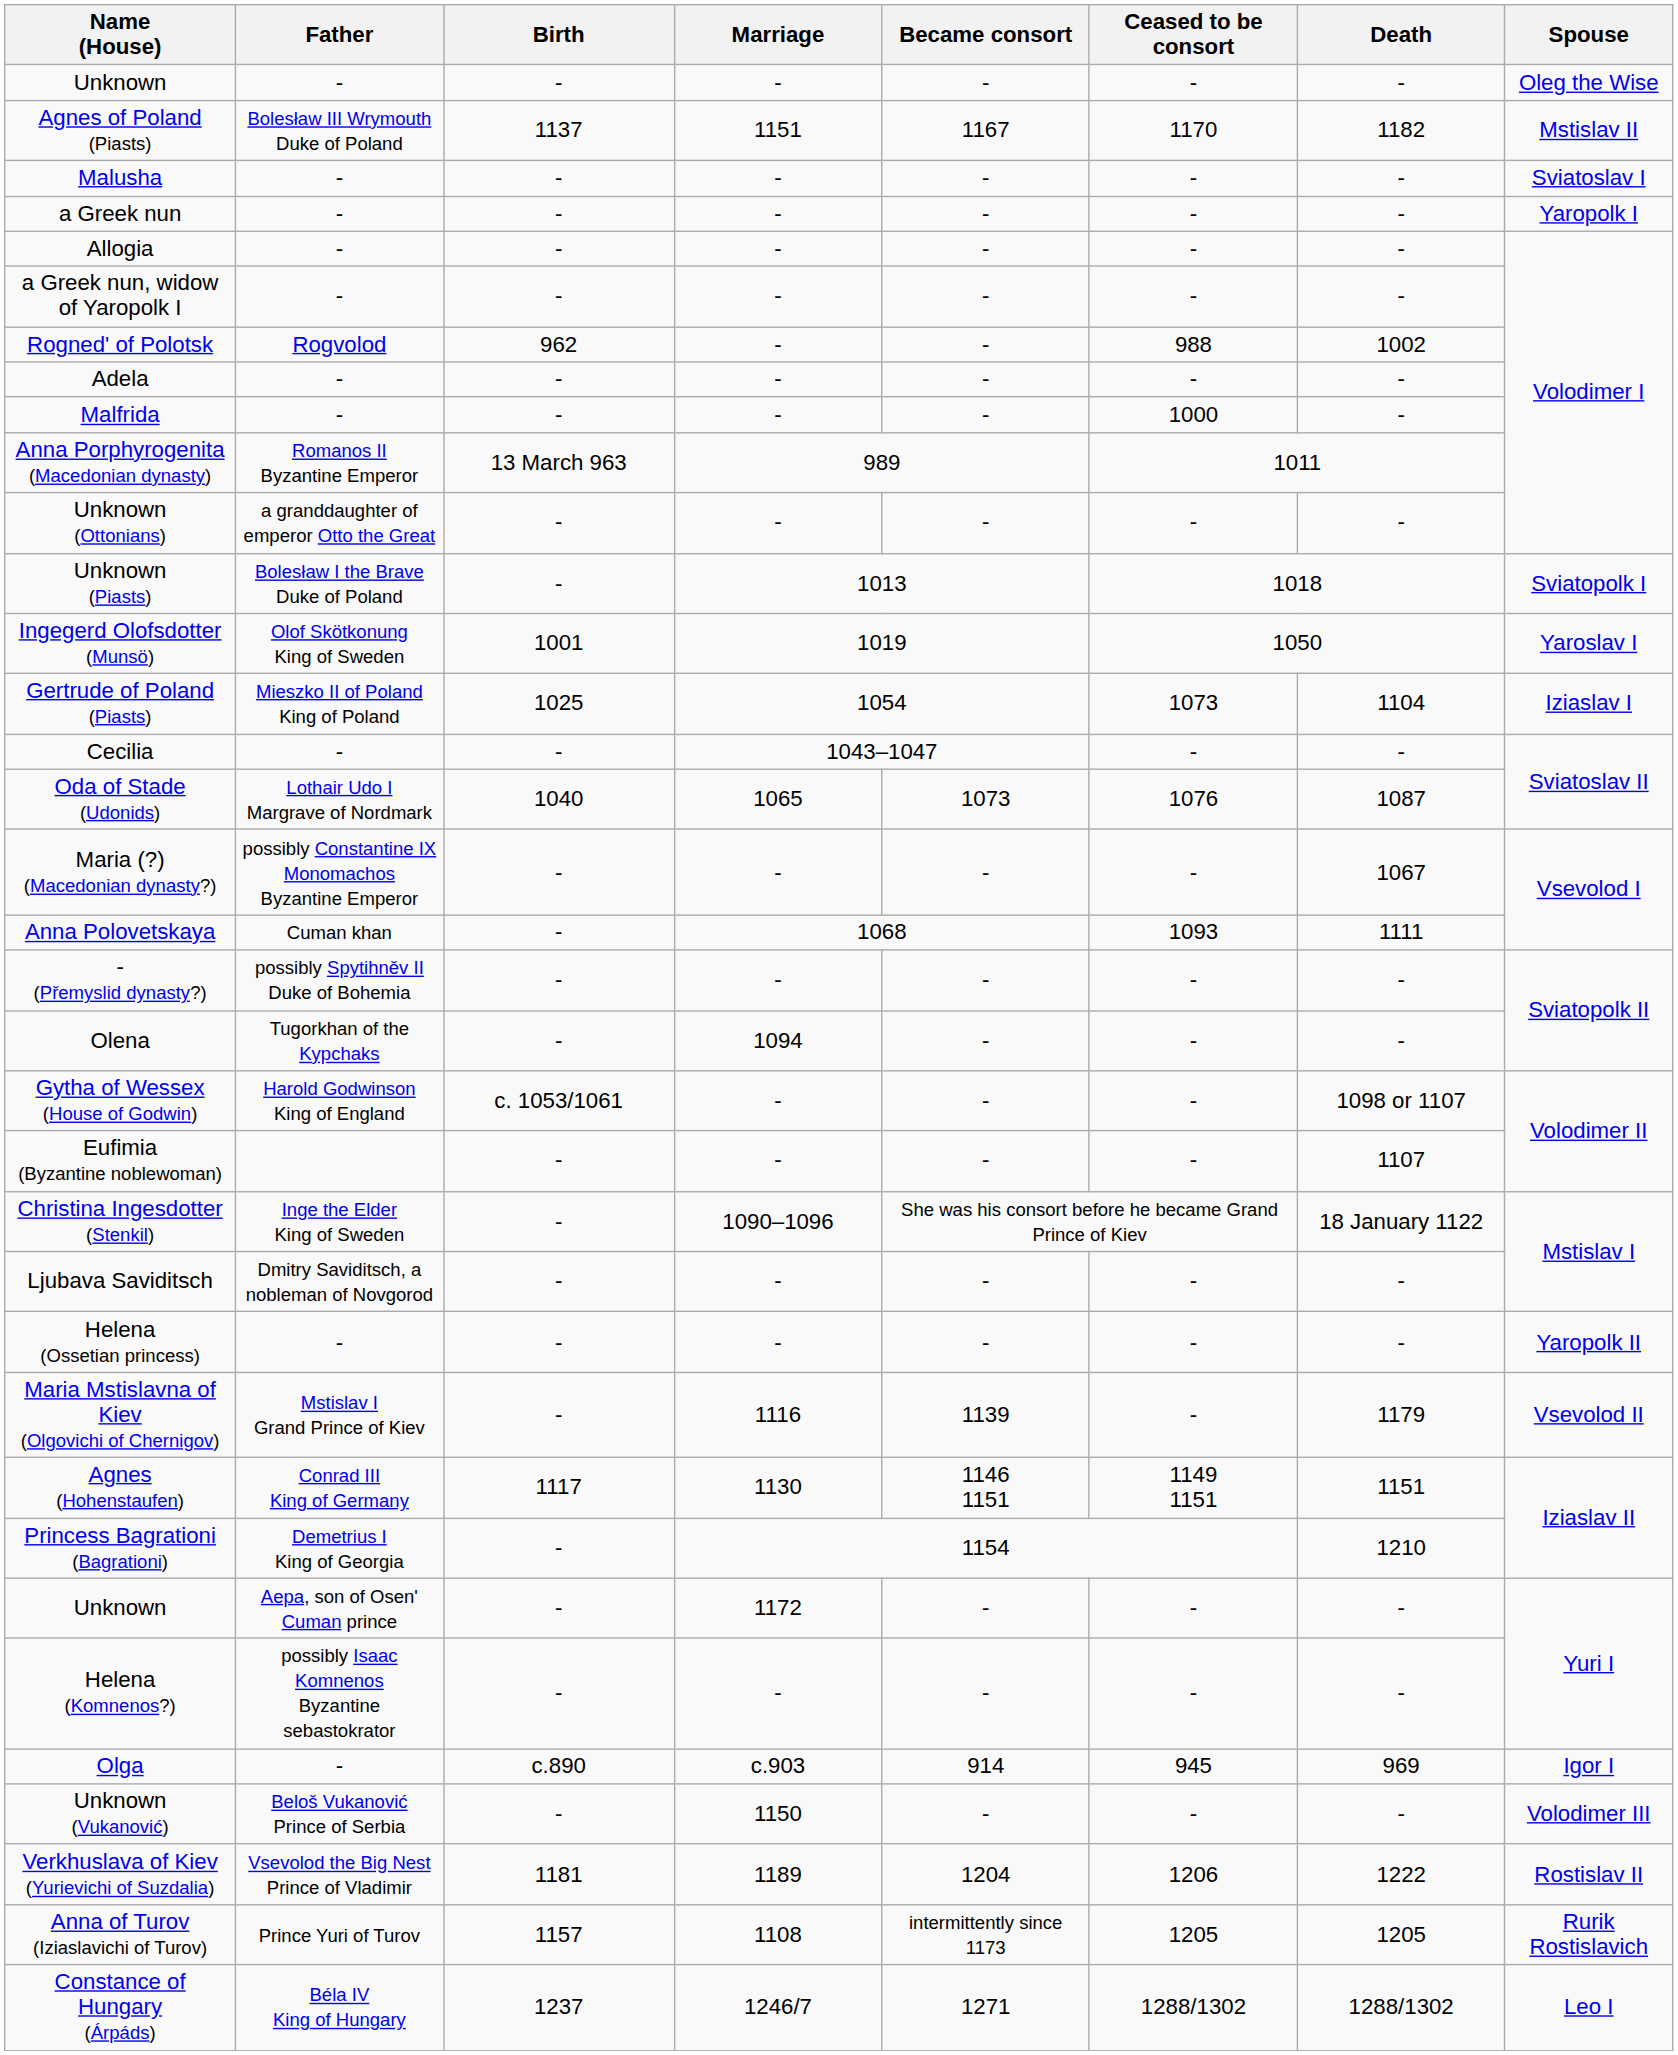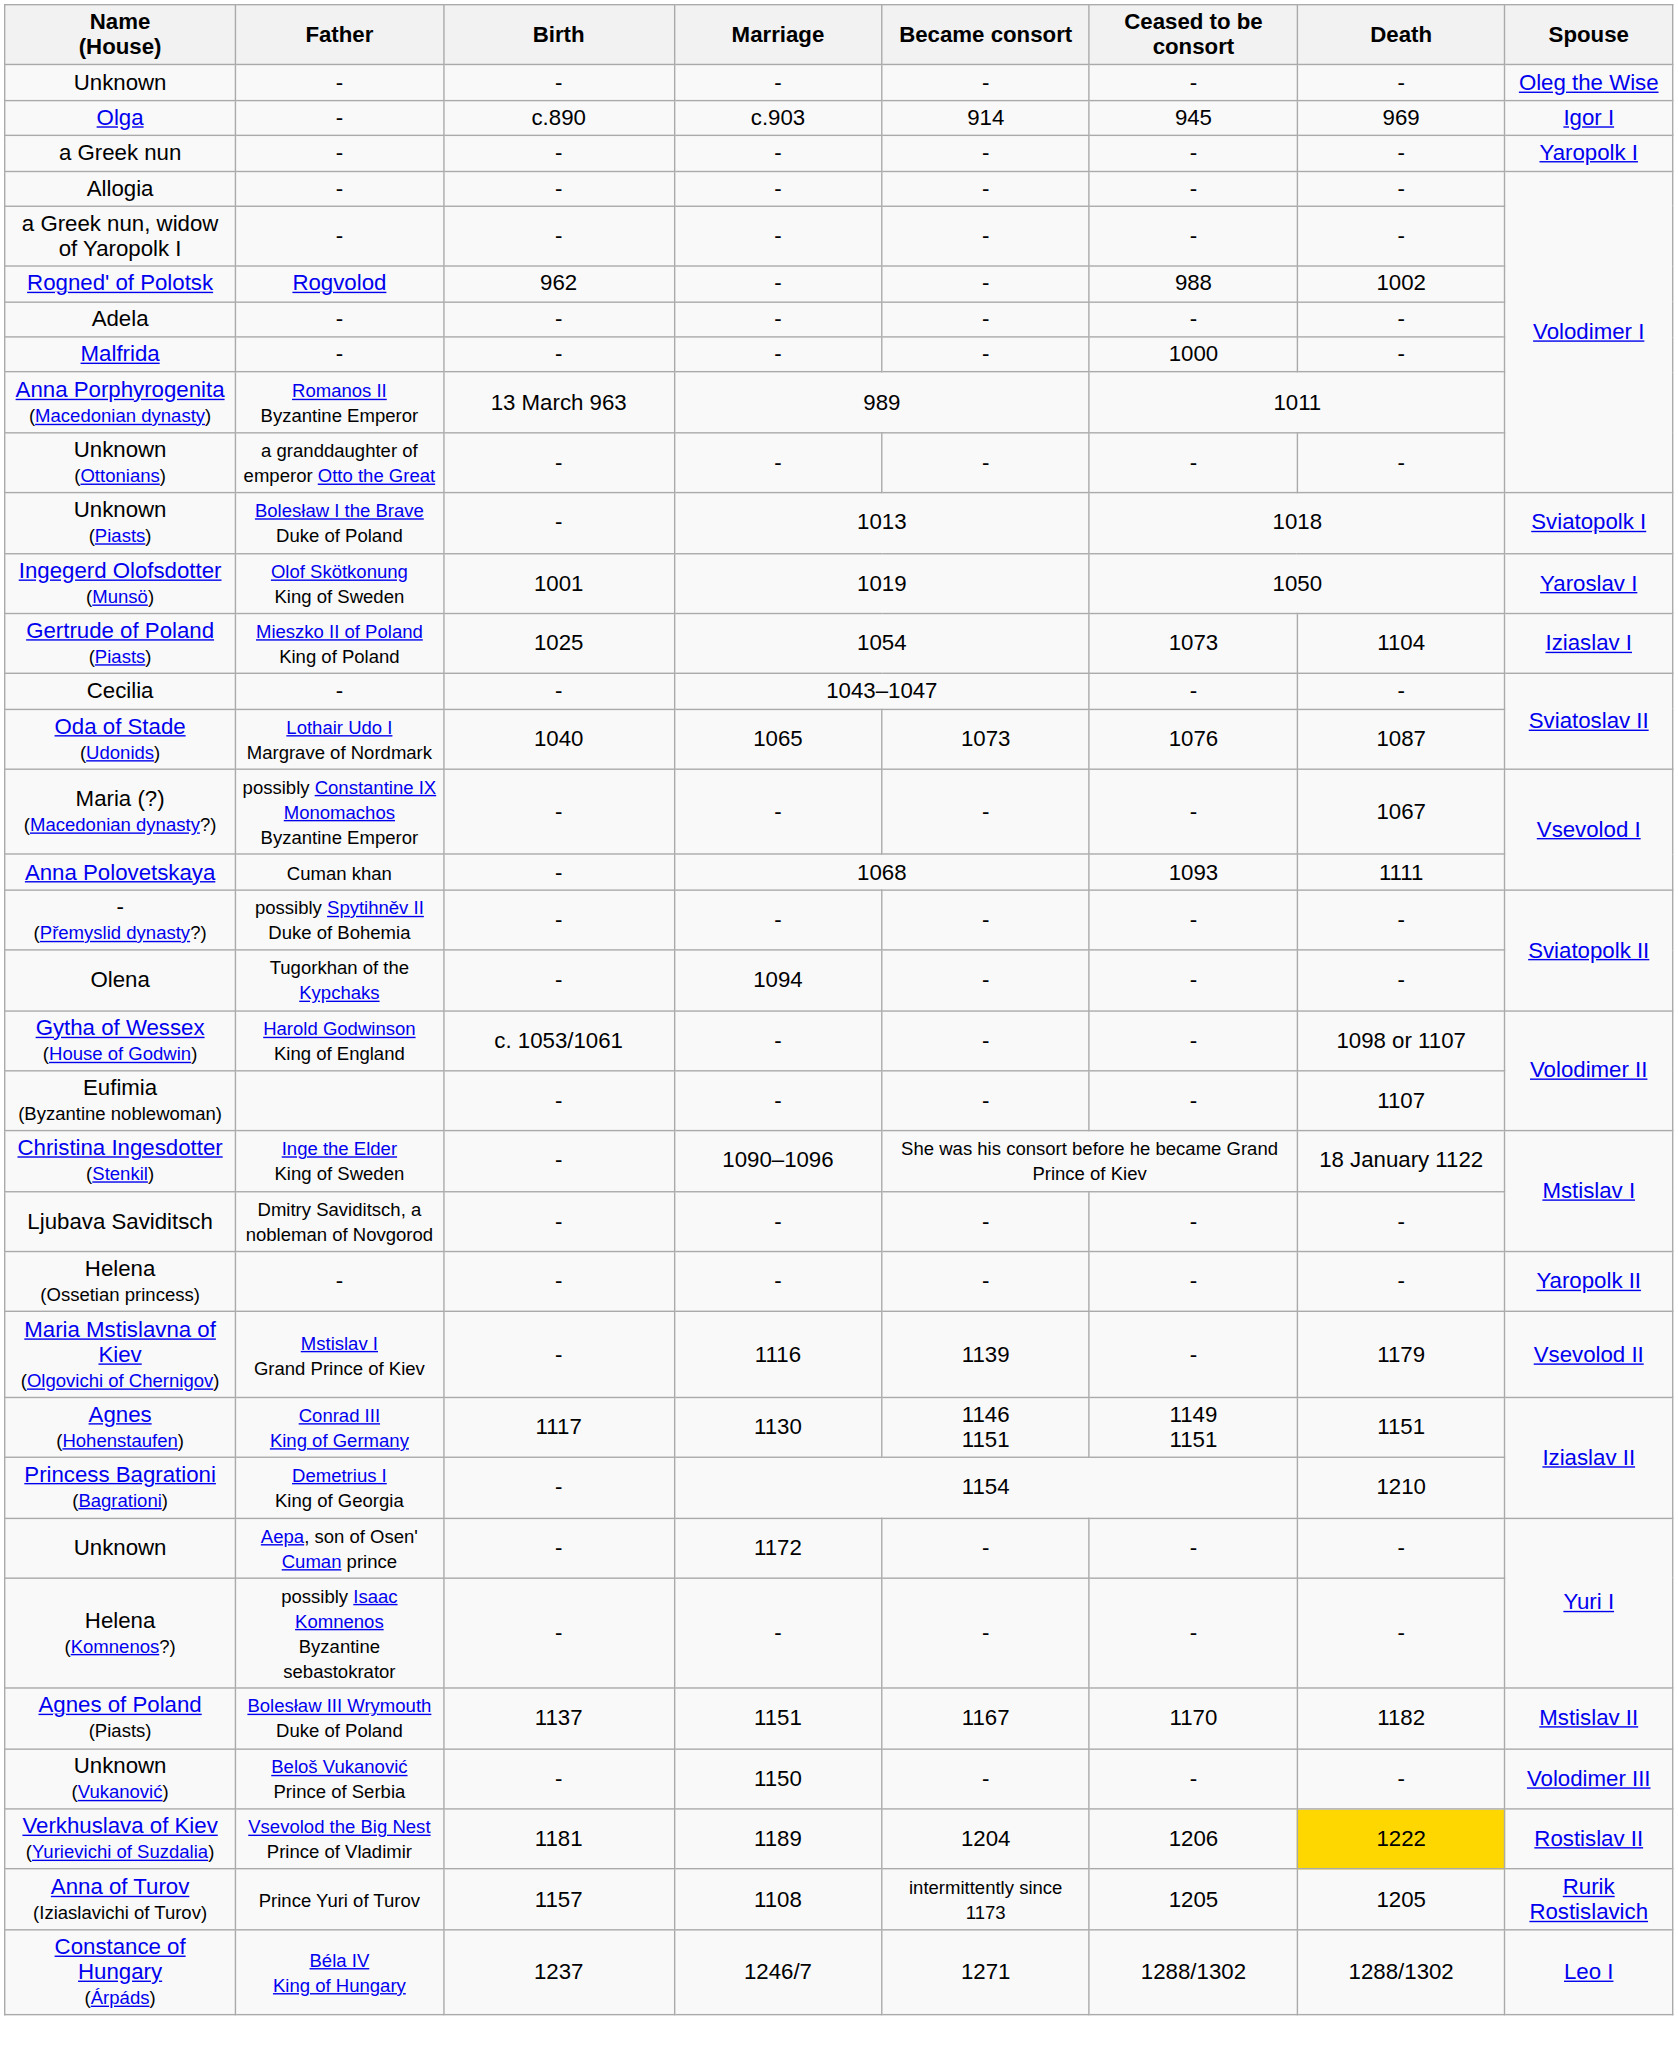rows swapped: (120, 1766) <-> (120, 130)
- row: (120, 177)
(1401, 1874) no background -> (1401, 1838) gold background
